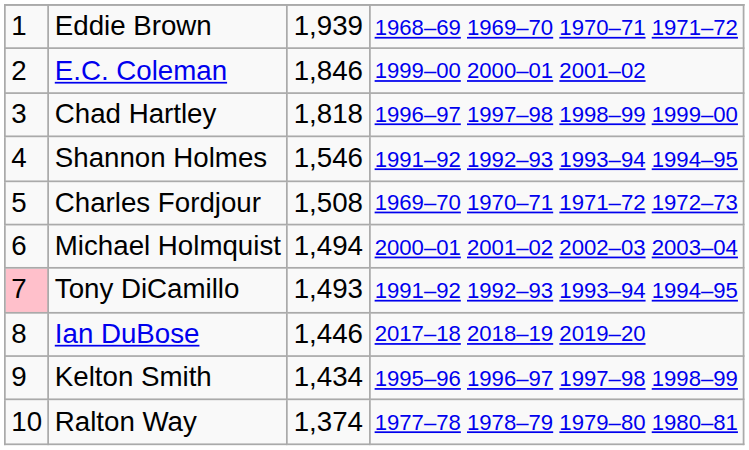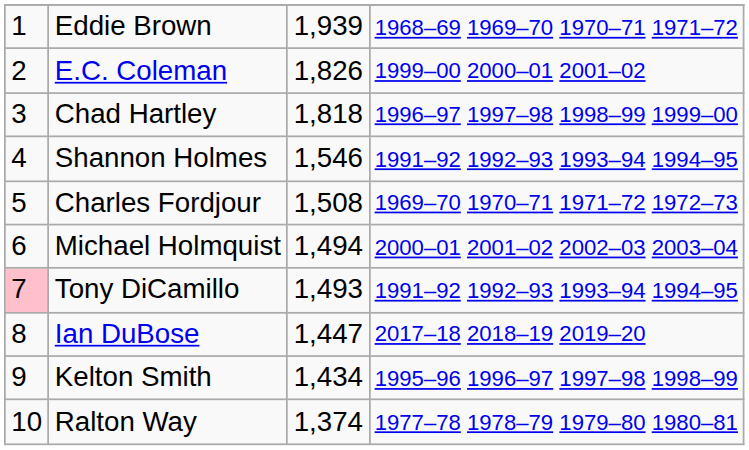(328, 70) 1,846 -> (328, 70) 1,826
(328, 333) 1,446 -> (328, 333) 1,447
